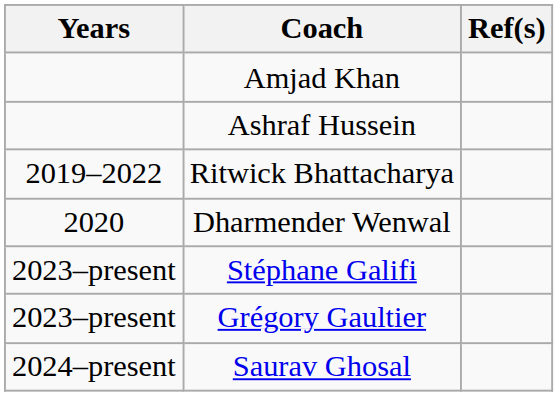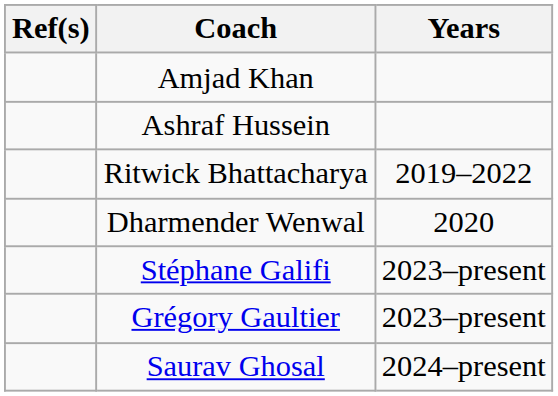columns swapped: (94, 28) <-> (507, 28)
